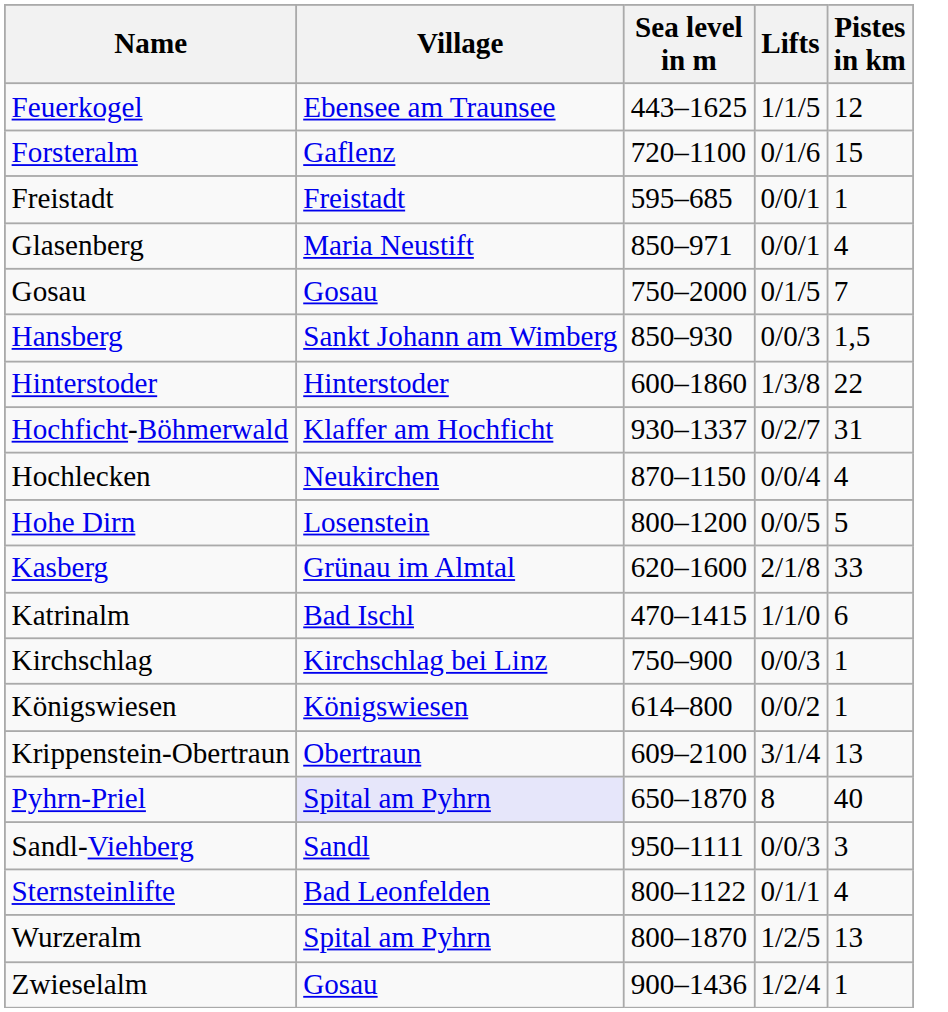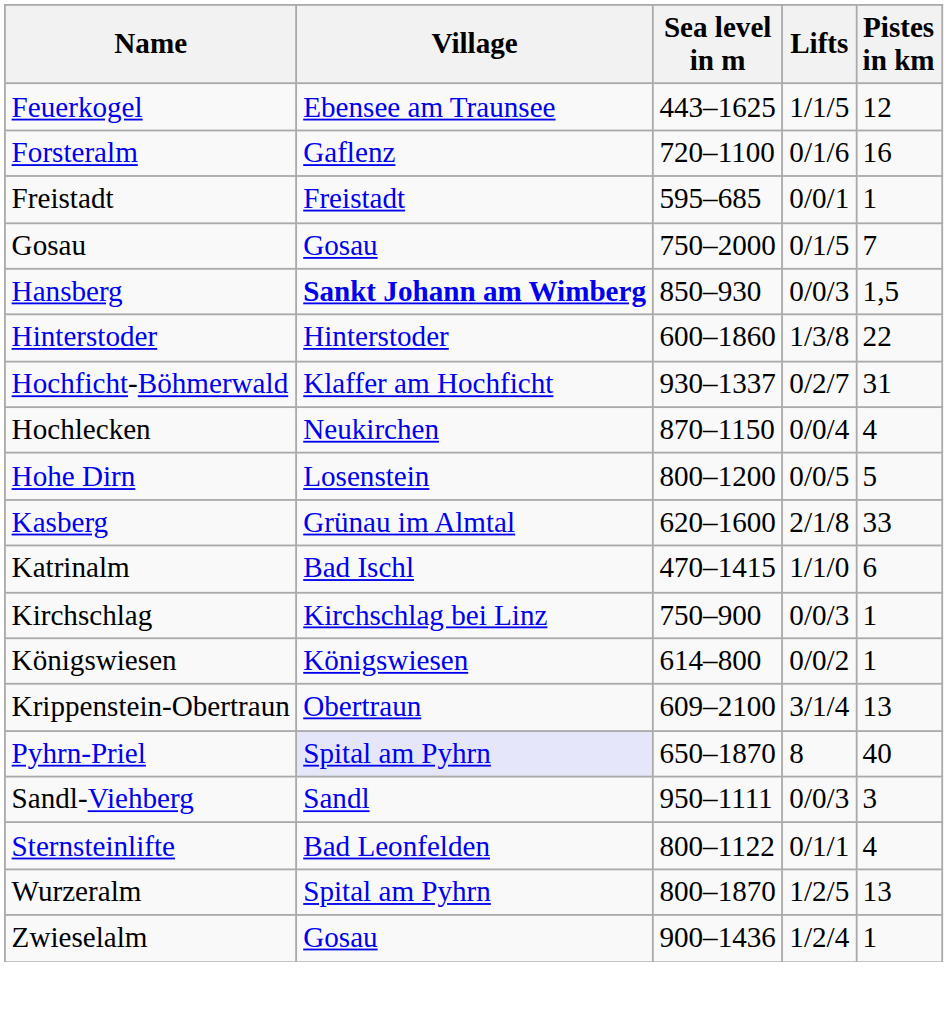(848, 152) 15 -> (877, 152) 16
- row: (78, 245)
(460, 337) normal -> (475, 291) bold
